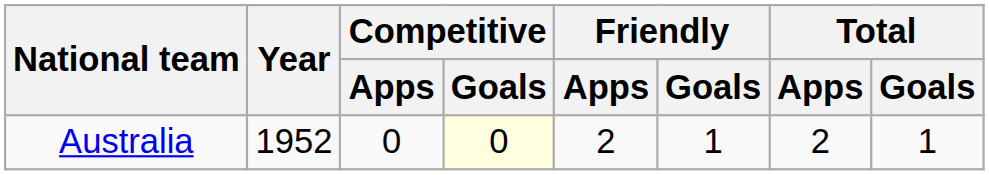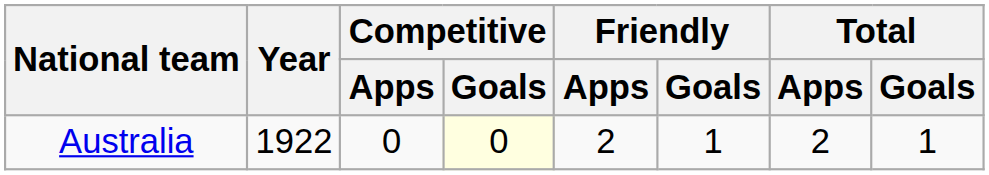(294, 141) 1952 -> (294, 141) 1922
